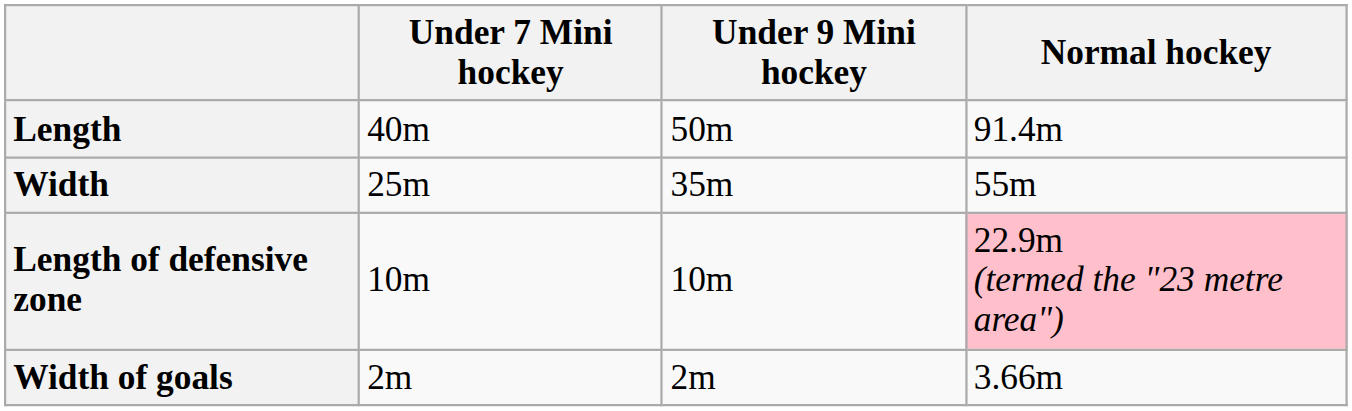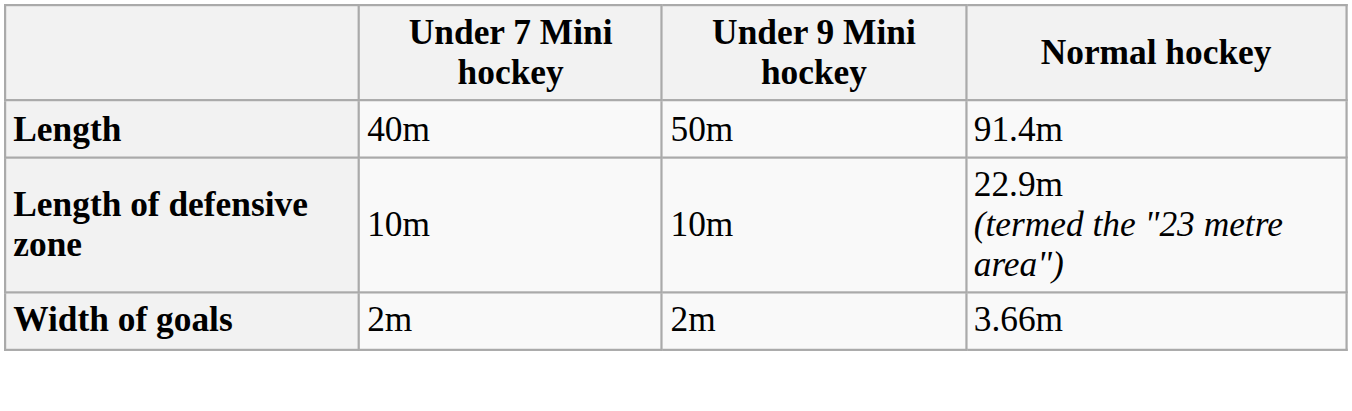- row: (61, 184)
(1128, 280) pink background -> (1128, 224) no background
